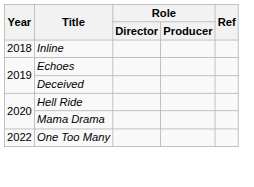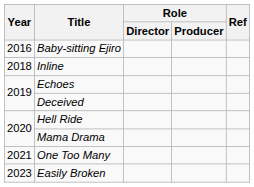+ row: (79, 48)
(19, 137) 2022 -> (19, 155) 2021
+ row: (71, 173)
